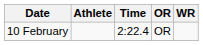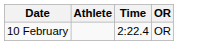- column: (186, 13)
